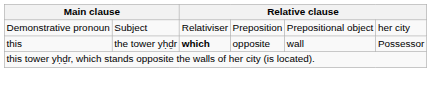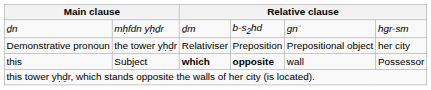+ row: (12, 29)
(131, 28) Subject -> (146, 45) the tower yḥḏr
(146, 43) the tower yḥḏr -> (131, 61) Subject
(251, 43) normal -> (253, 61) bold
